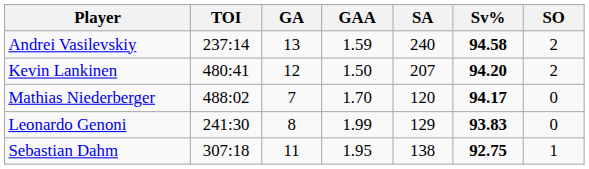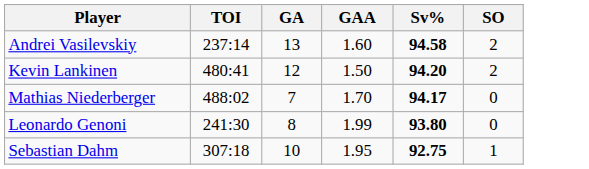- column: (423, 17)
(357, 44) 1.59 -> (357, 44) 1.60
(488, 124) 93.83 -> (428, 124) 93.80
(292, 151) 11 -> (292, 151) 10
